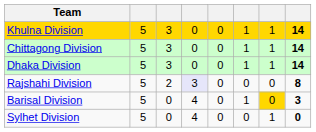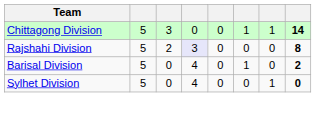- row: (45, 30)
- row: (44, 65)
(272, 100) gold background -> (272, 65) no background
(298, 100) 3 -> (298, 65) 2
